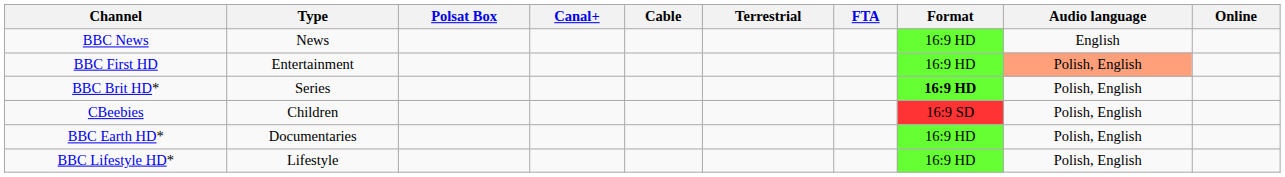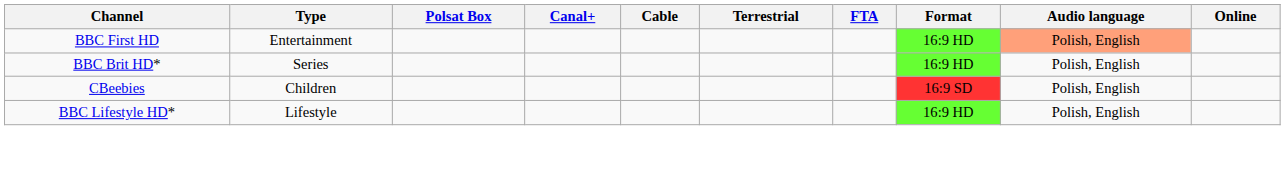- row: (116, 40)
(950, 88) bold -> (948, 64) normal
- row: (116, 136)
